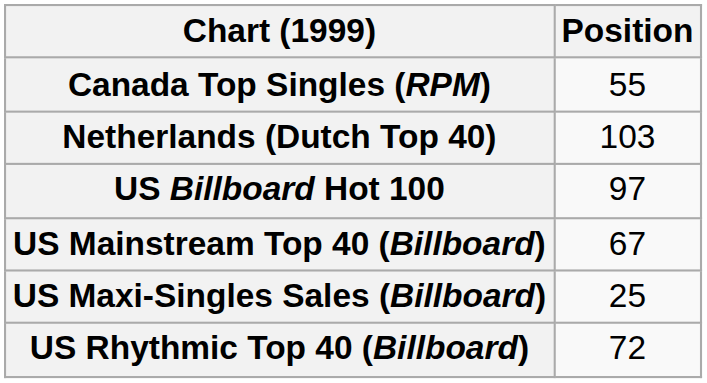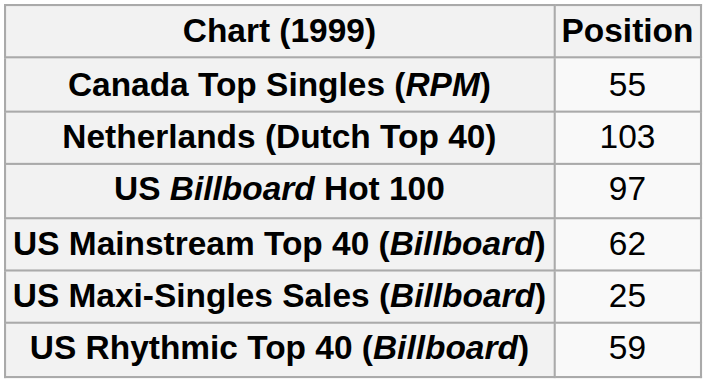(627, 243) 67 -> (627, 243) 62
(627, 349) 72 -> (627, 349) 59
